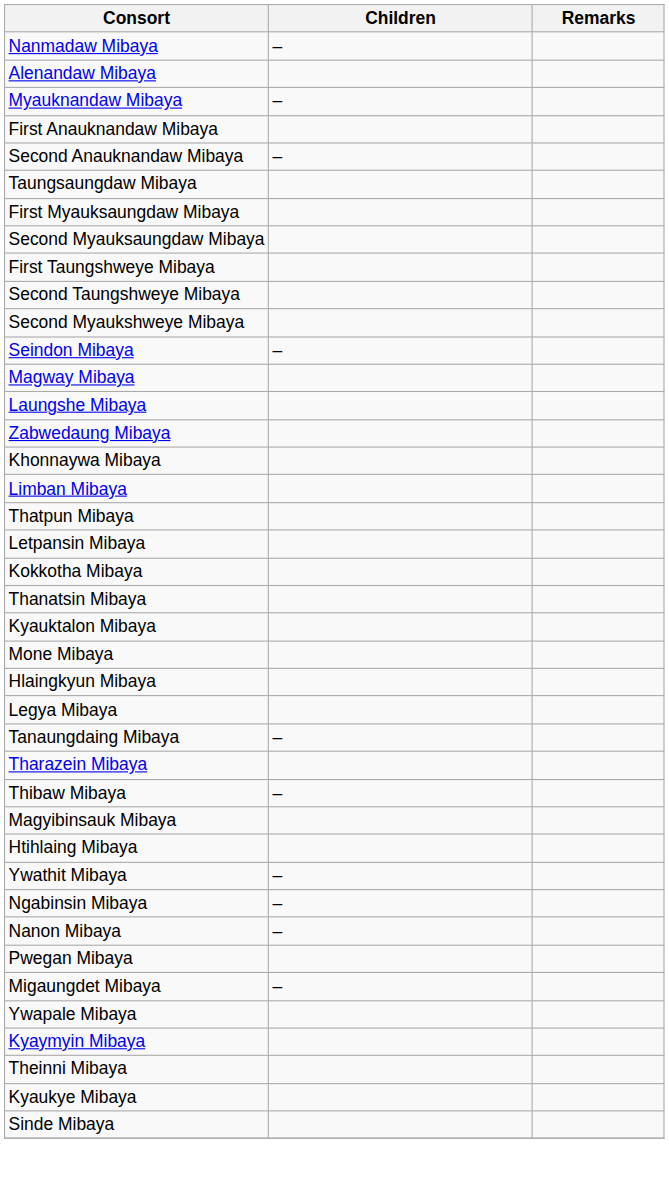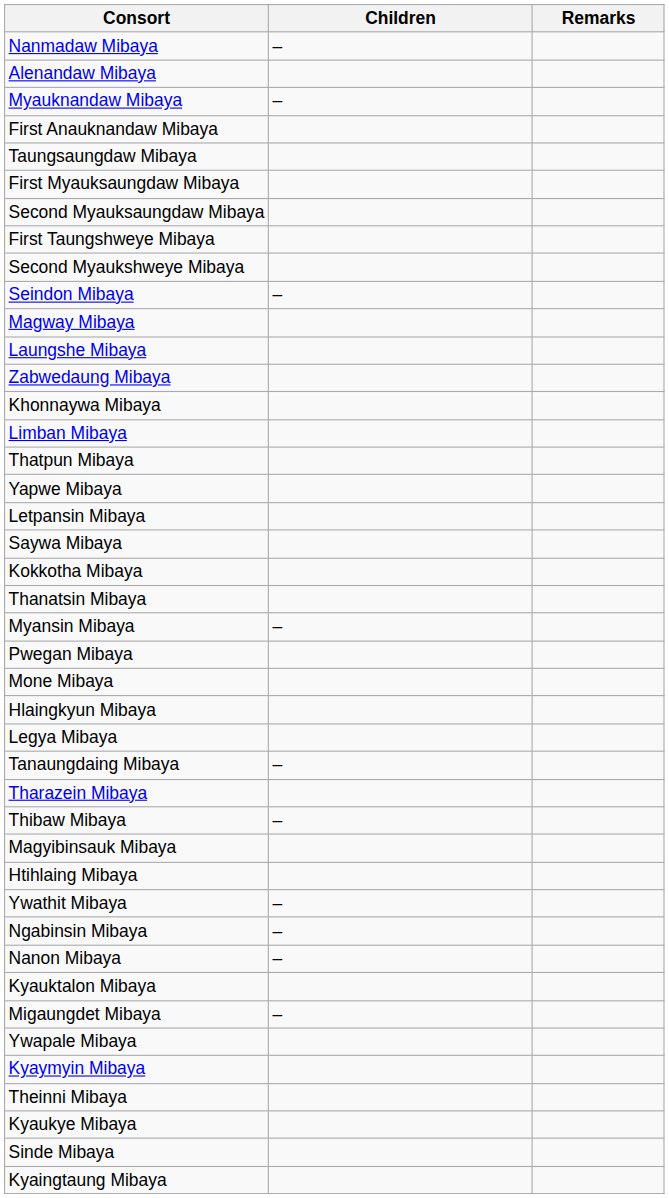- row: (126, 156)
- row: (124, 294)
+ row: (65, 488)
+ row: (65, 543)
+ row: (72, 626)
rows swapped: (71, 958) <-> (82, 626)
+ row: (88, 1179)
